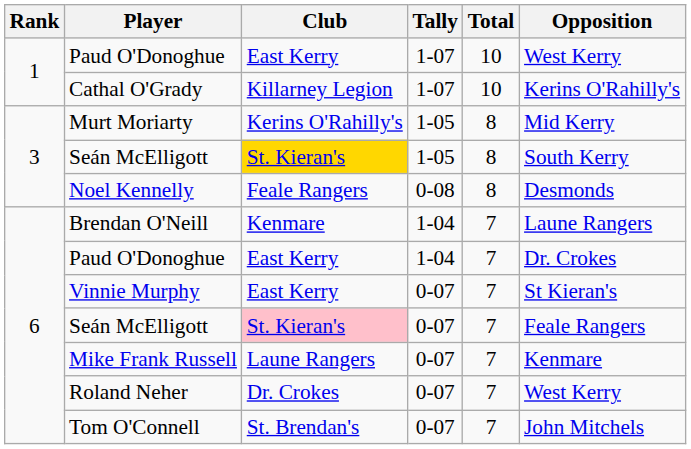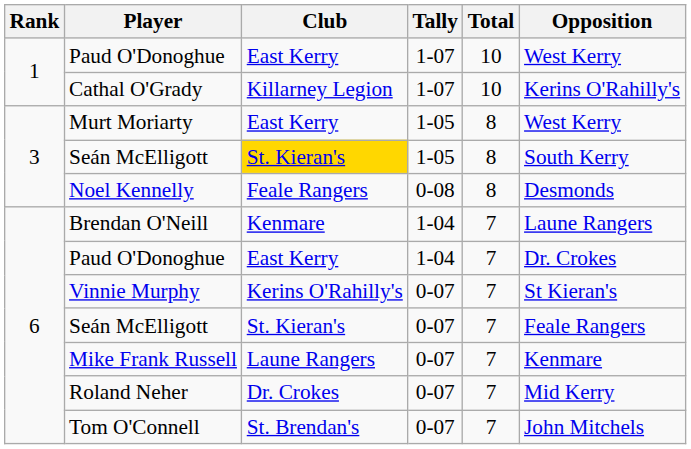(325, 122) Kerins O'Rahilly's -> (293, 122) East Kerry
(569, 122) Mid Kerry -> (573, 122) West Kerry
(293, 291) East Kerry -> (325, 291) Kerins O'Rahilly's
(296, 325) pink background -> (296, 325) no background
(573, 392) West Kerry -> (569, 392) Mid Kerry
